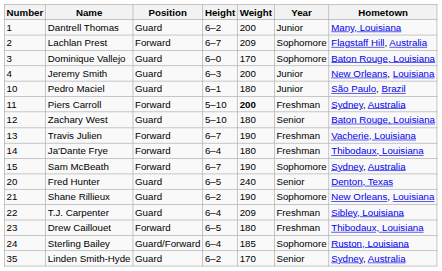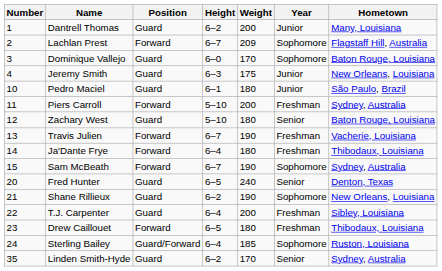(248, 74) 200 -> (248, 74) 175
(248, 105) bold -> (248, 105) normal
(248, 212) 209 -> (248, 212) 200
